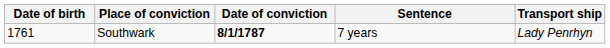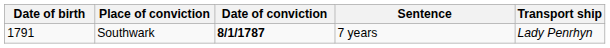(21, 33) 1761 -> (21, 33) 1791
